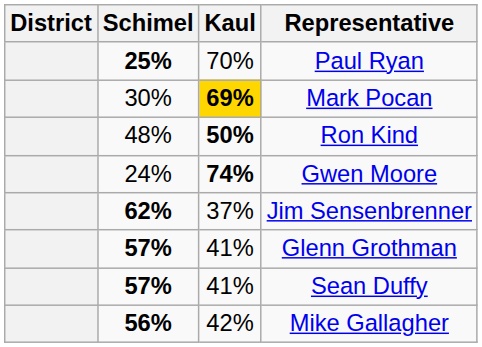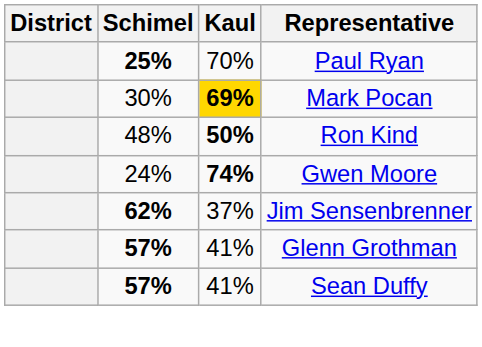- row: (369, 323)
